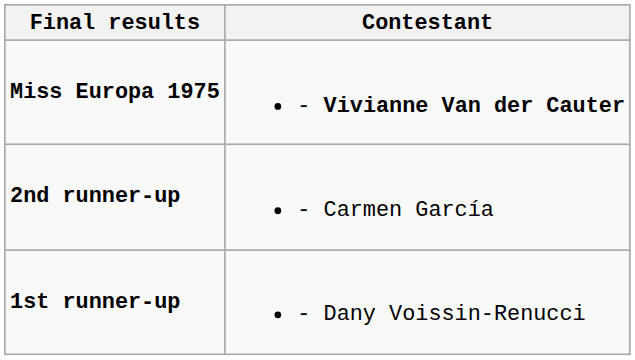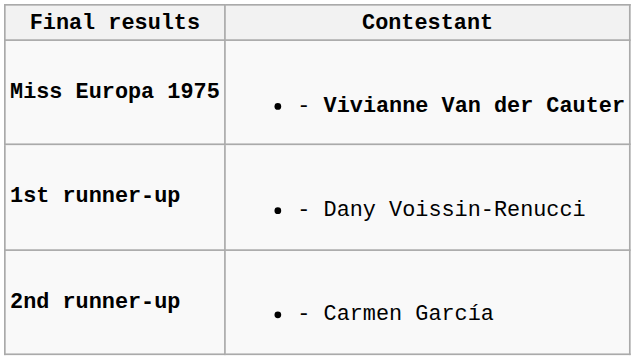rows swapped: (95, 302) <-> (95, 197)
